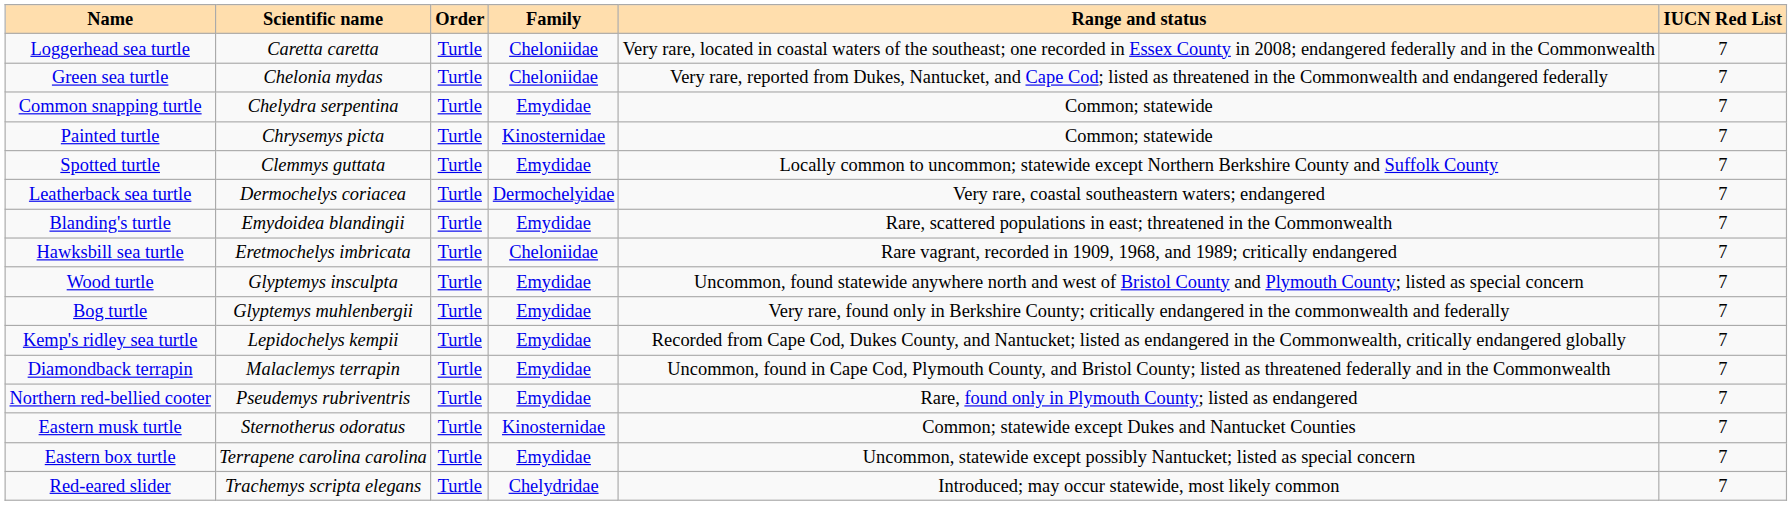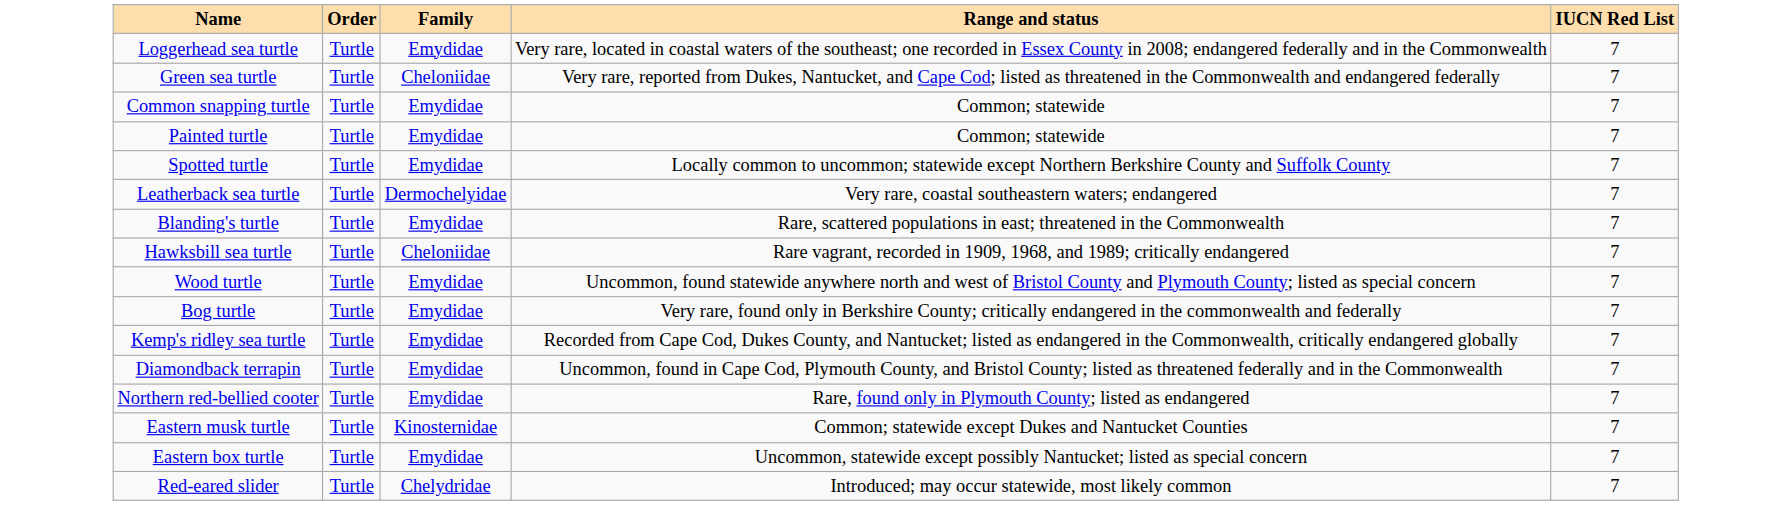- column: (323, 19)
(554, 48) Cheloniidae -> (446, 48) Emydidae
(554, 135) Kinosternidae -> (446, 135) Emydidae
